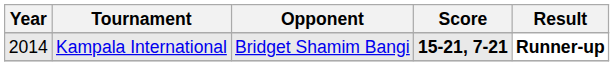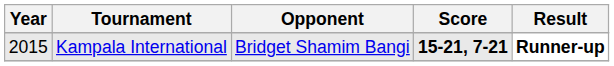(28, 47) 2014 -> (28, 47) 2015
